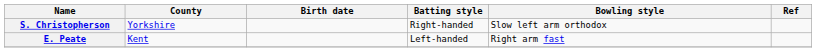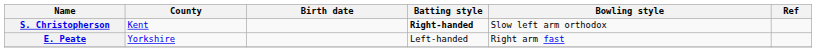(151, 26) Yorkshire -> (138, 26) Kent
(442, 26) normal -> (442, 26) bold
(138, 40) Kent -> (151, 40) Yorkshire
